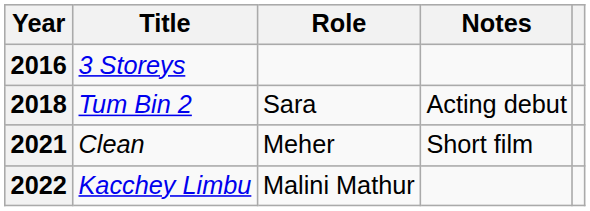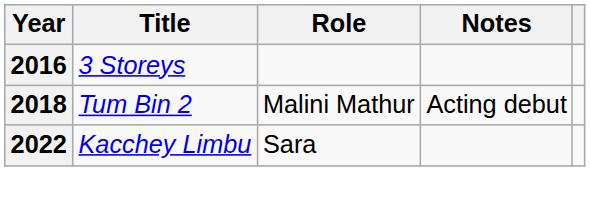(290, 104) Sara -> (339, 104) Malini Mathur
- row: (39, 144)
(339, 184) Malini Mathur -> (290, 144) Sara
